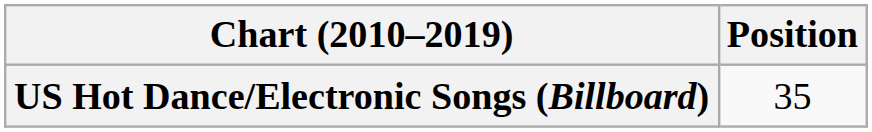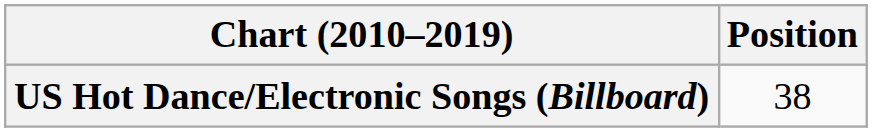(792, 95) 35 -> (792, 95) 38
